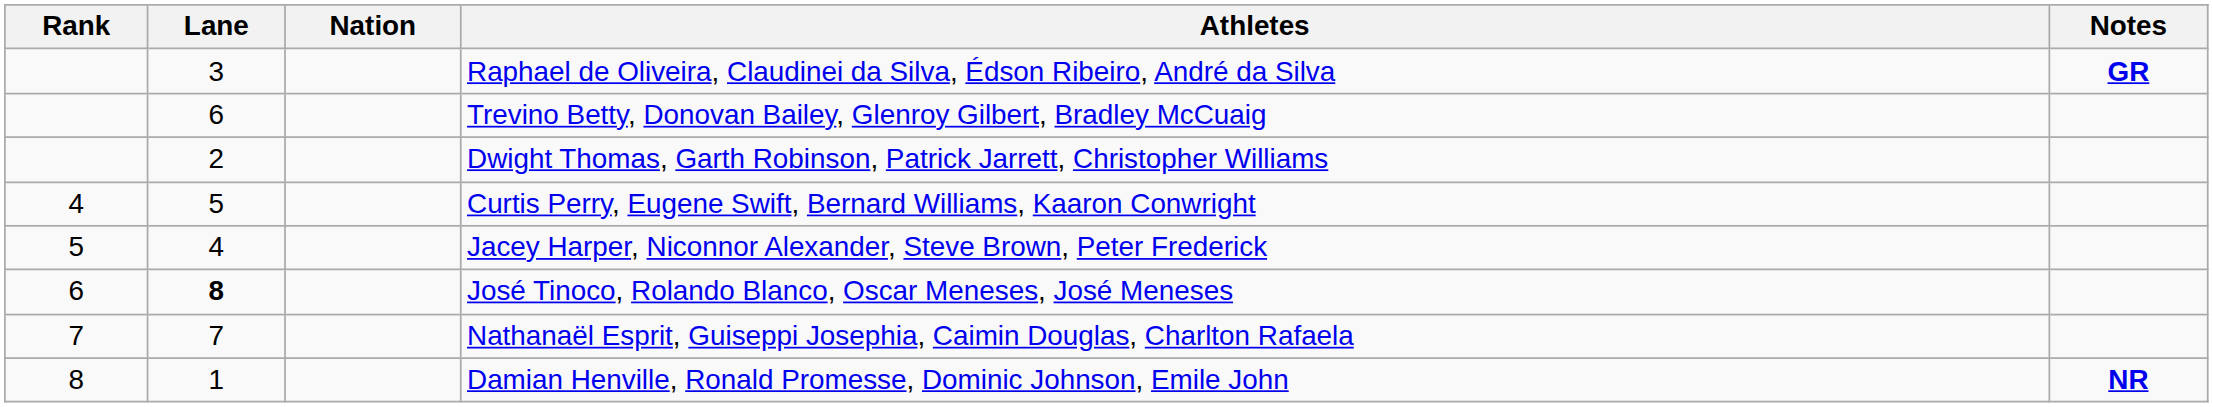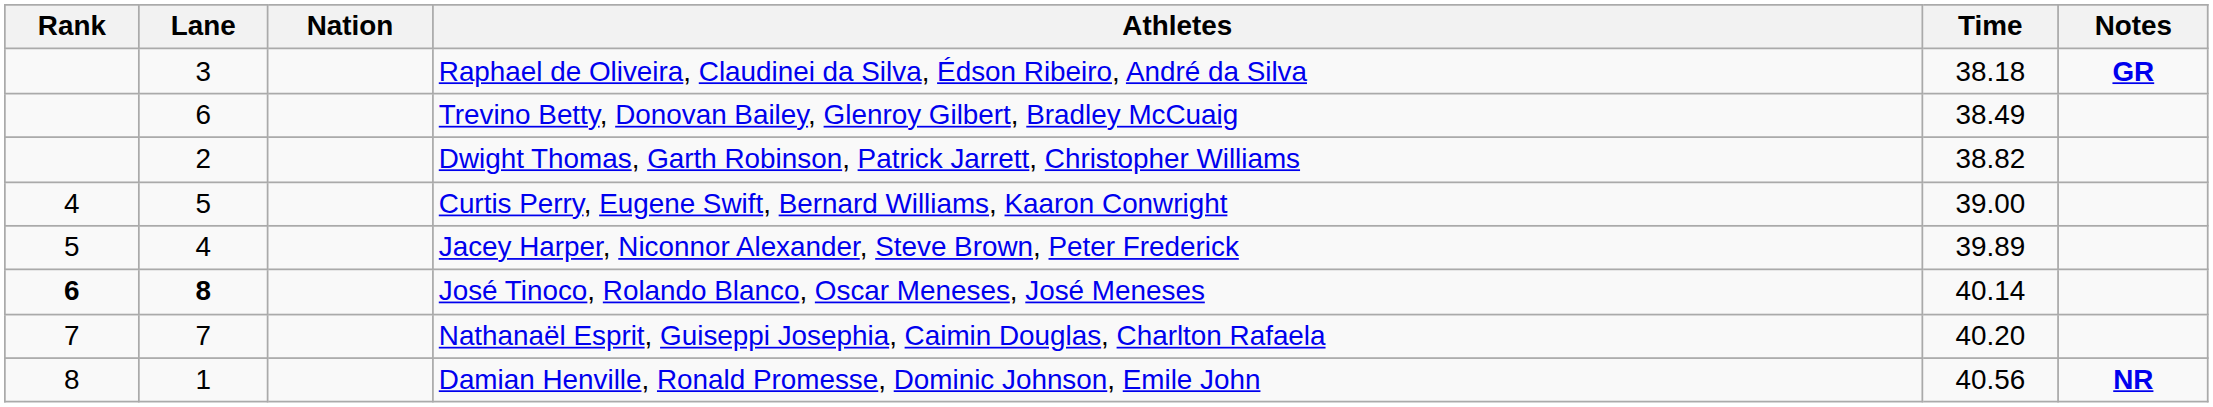+ column: (1990, 26)
(76, 291) normal -> (72, 291) bold
